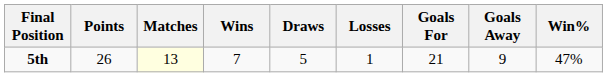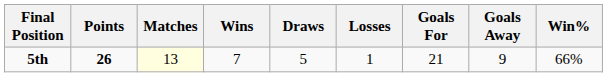(104, 59) normal -> (104, 59) bold
(569, 59) 47% -> (569, 59) 66%
